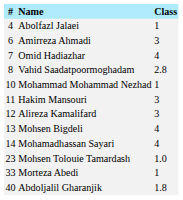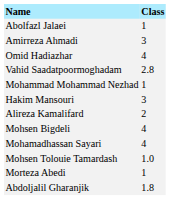- column: (10, 11)
(157, 114) 3 -> (144, 114) 2
